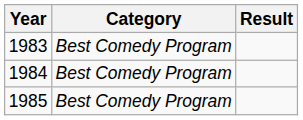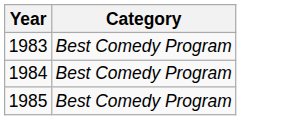- column: (267, 19)
